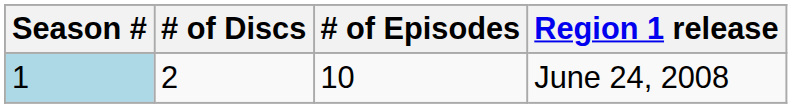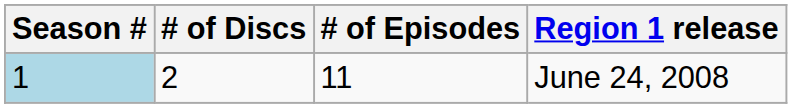(337, 77) 10 -> (336, 77) 11
